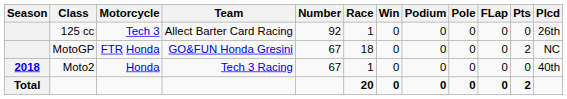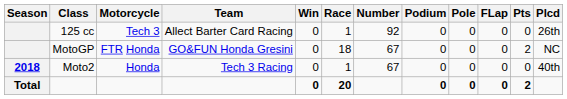columns swapped: (320, 13) <-> (389, 13)
